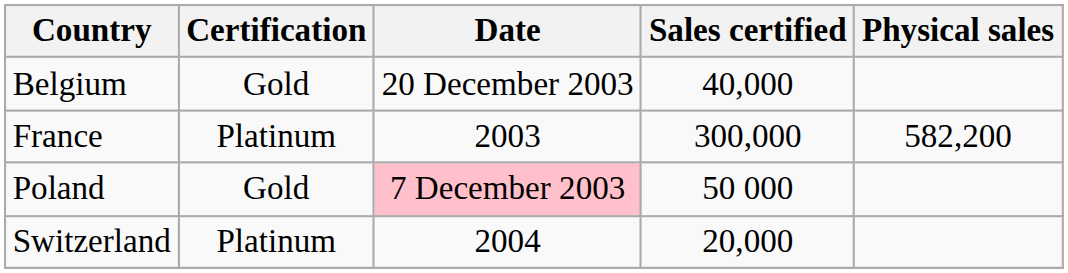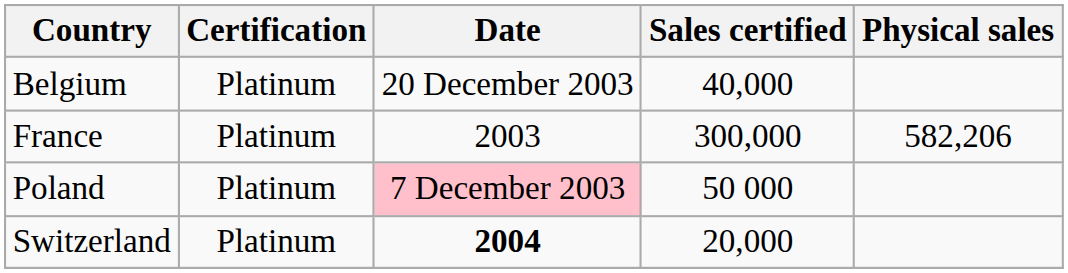(276, 83) Gold -> (276, 83) Platinum
(958, 135) 582,200 -> (958, 135) 582,206
(276, 188) Gold -> (276, 188) Platinum
(508, 240) normal -> (508, 240) bold
